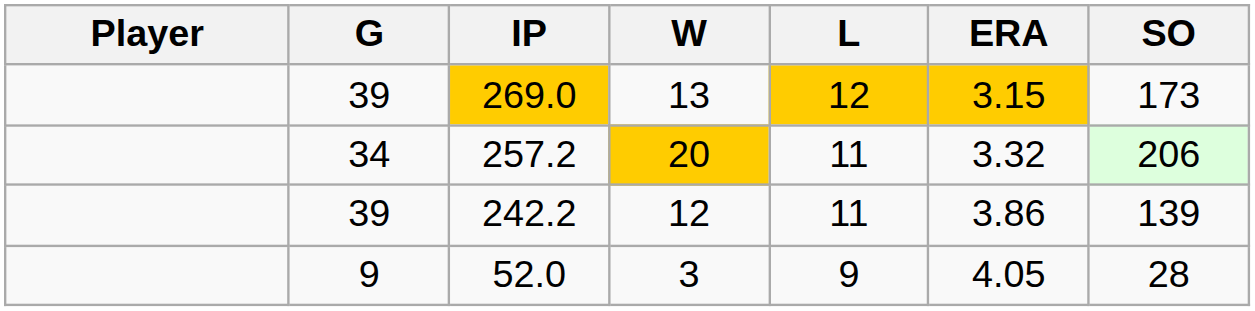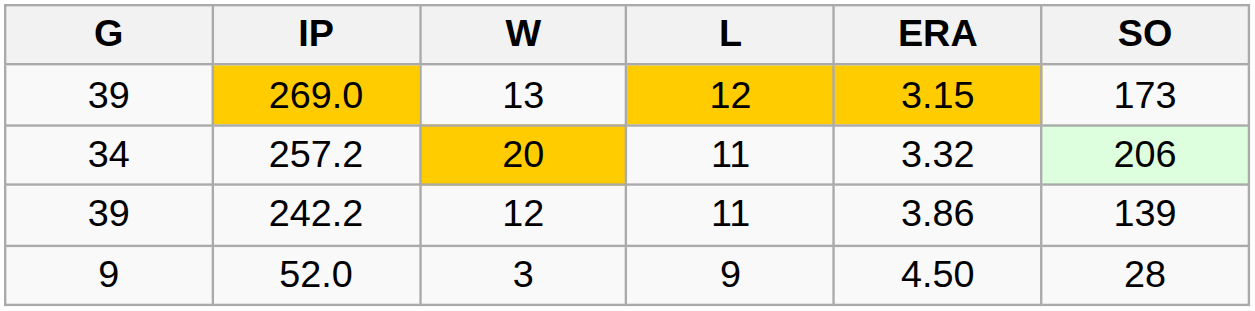- column: (147, 34)
(1009, 273) 4.05 -> (938, 273) 4.50
